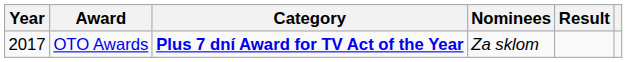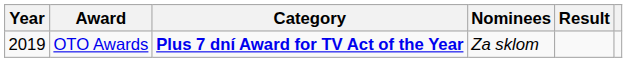(27, 44) 2017 -> (27, 44) 2019
